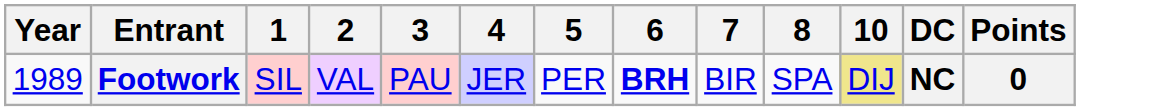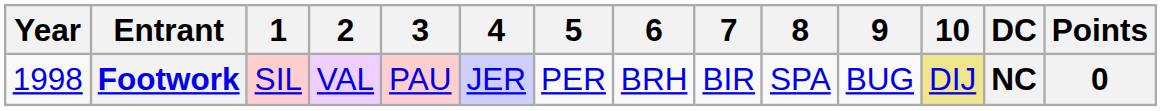+ column: (880, 30)
(48, 79) 1989 -> (48, 79) 1998
(655, 79) bold -> (654, 79) normal
